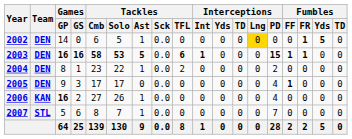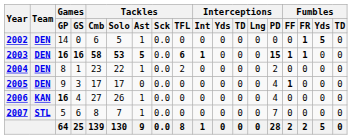(258, 40) gold background -> (258, 40) no background
(78, 98) 2 -> (78, 98) 4
